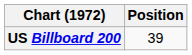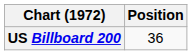(156, 38) 39 -> (156, 38) 36
